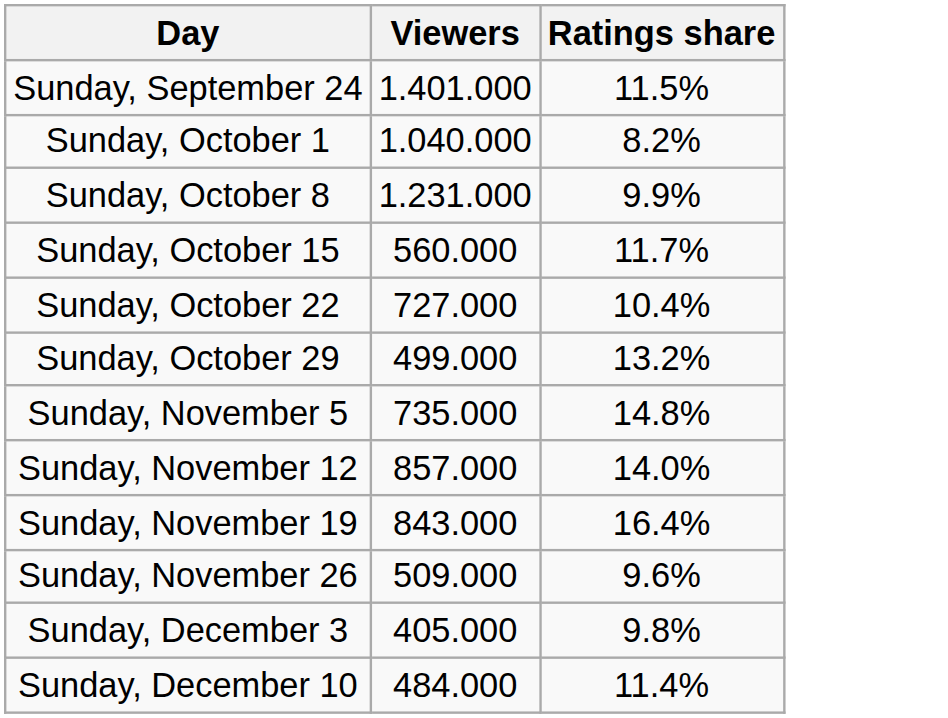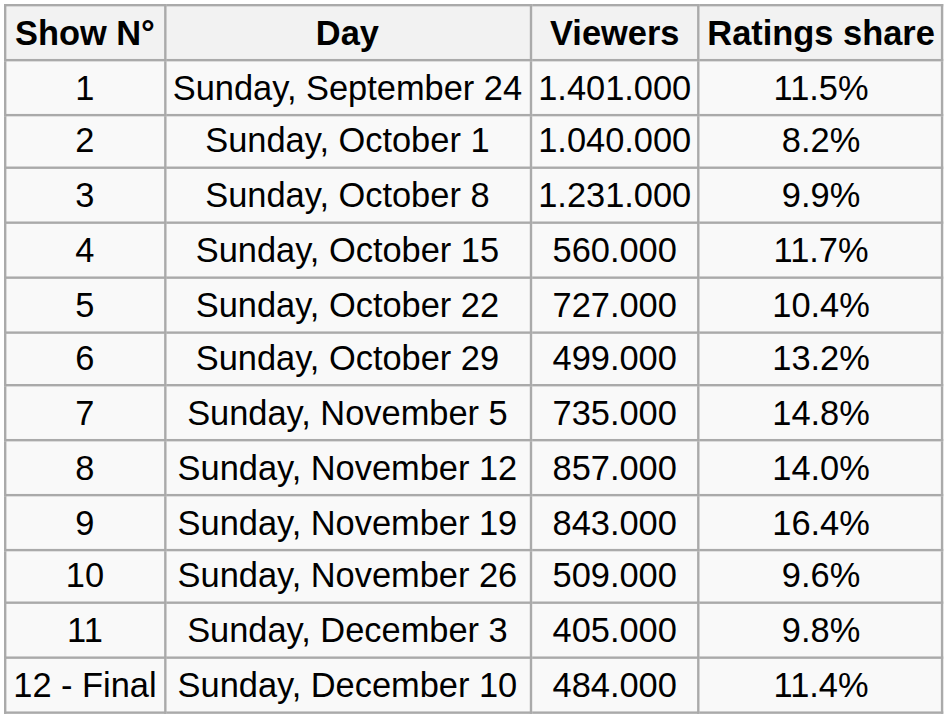+ column: (85, 33)
